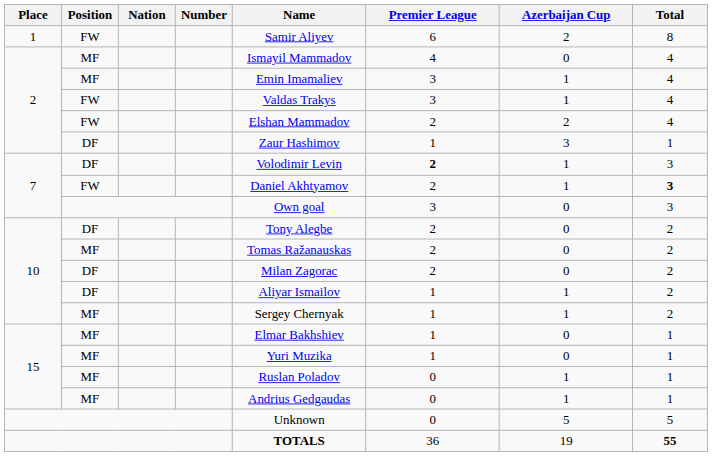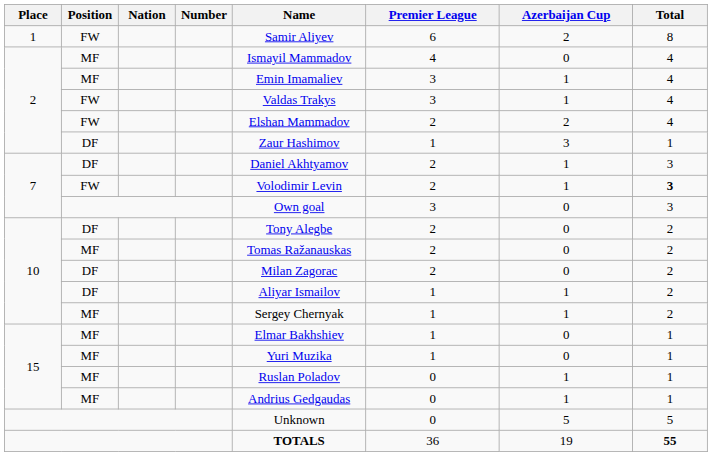(299, 164) Volodimir Levin -> (299, 164) Daniel Akhtyamov
(433, 164) bold -> (433, 164) normal
(299, 185) Daniel Akhtyamov -> (299, 185) Volodimir Levin
